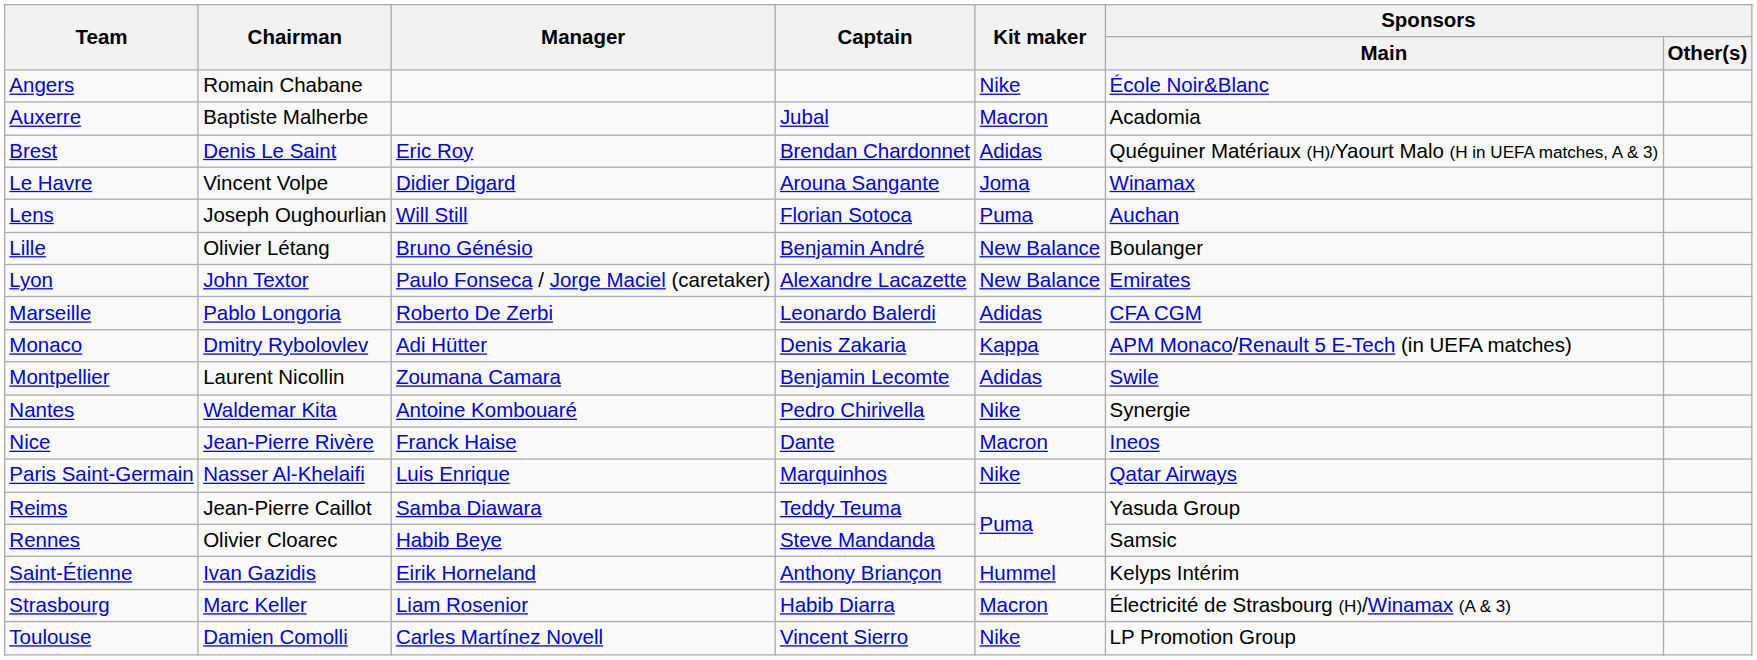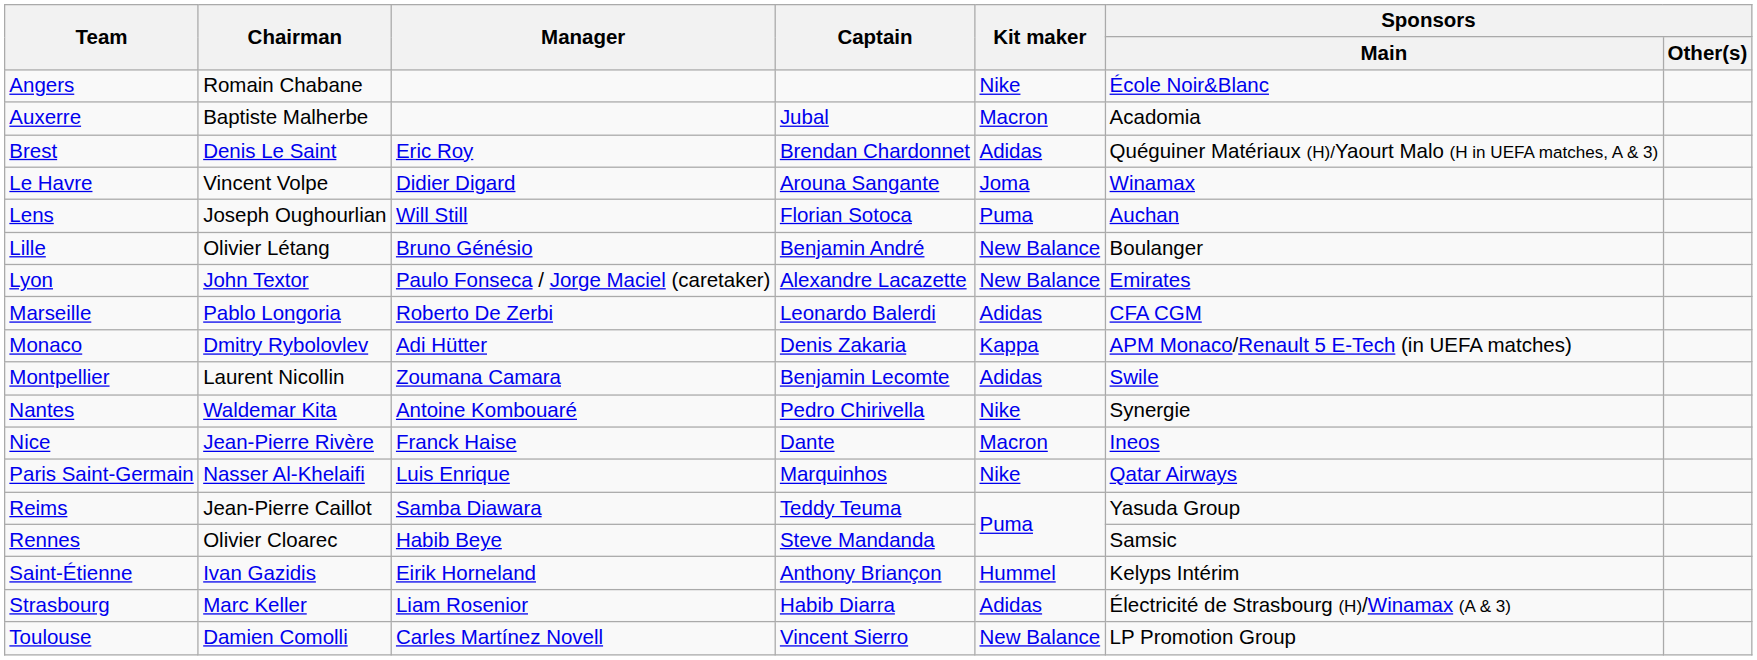(1014, 605) Macron -> (1011, 605) Adidas
(1000, 637) Nike -> (1040, 637) New Balance
